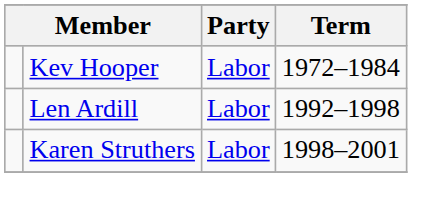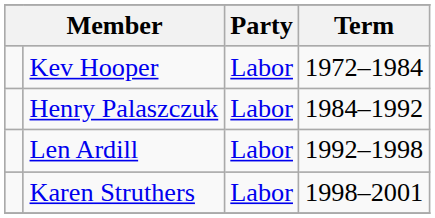+ row: (124, 108)
